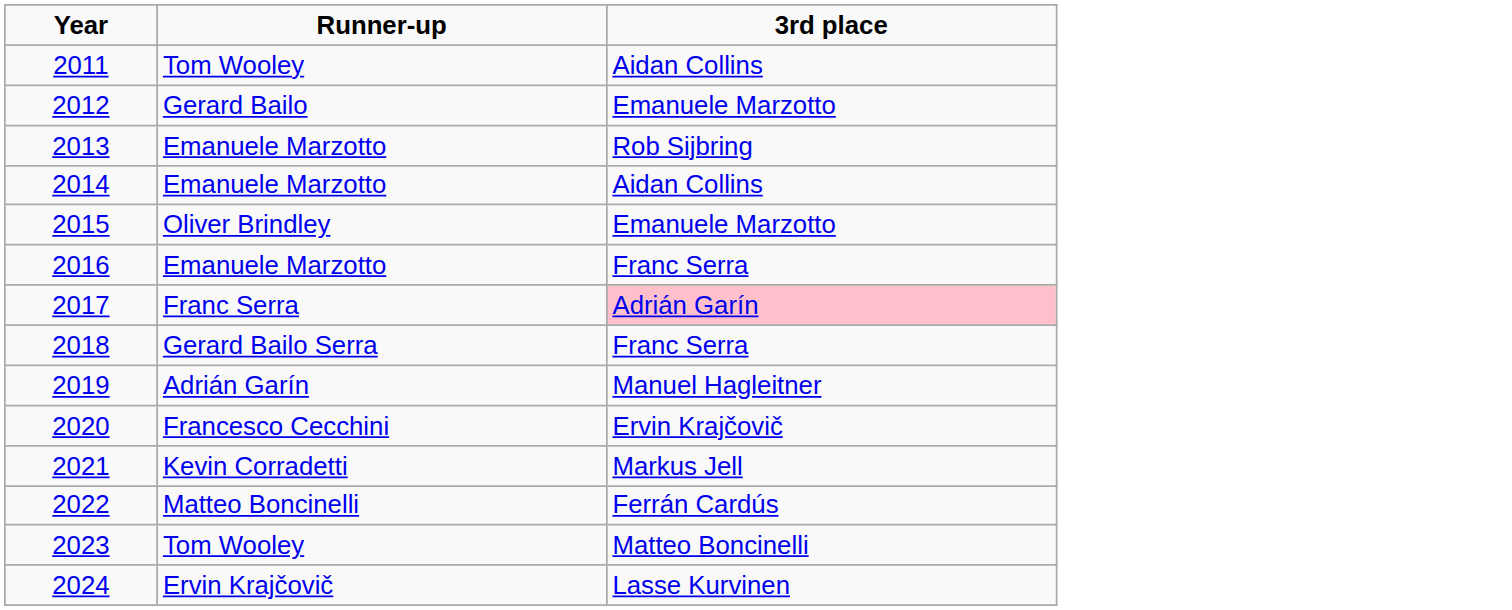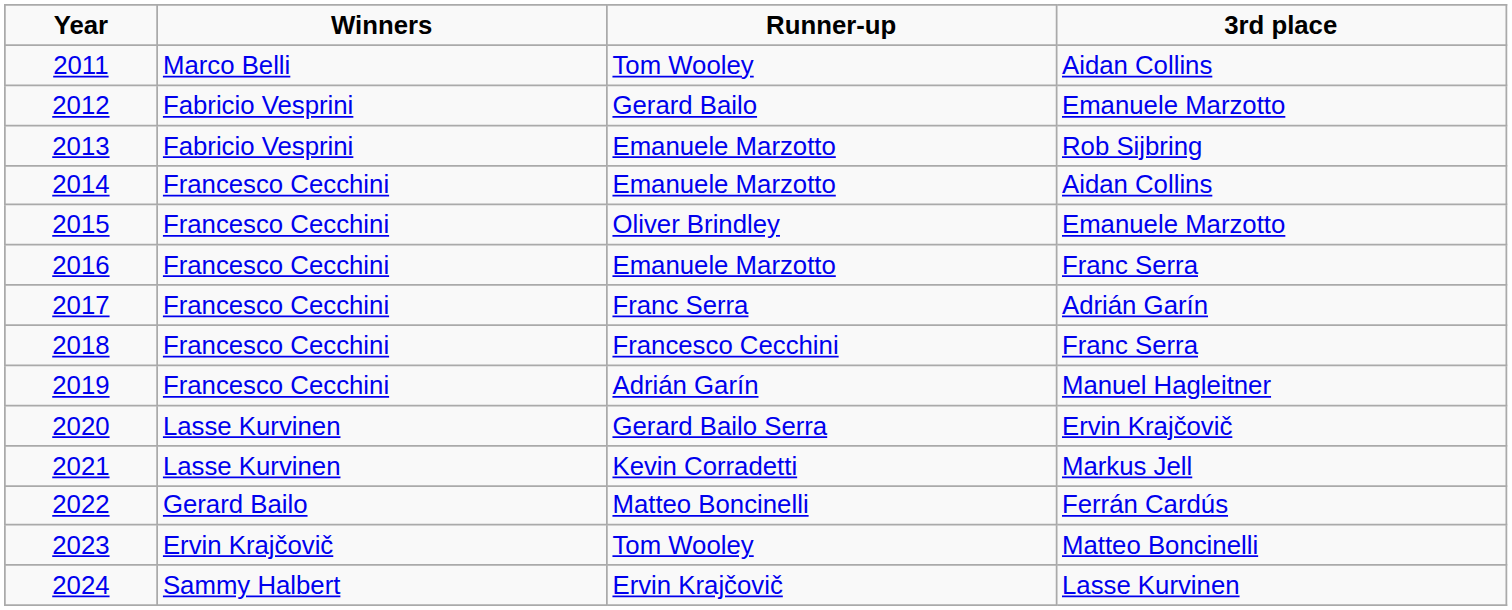+ column: (382, 25)
(685, 305) pink background -> (1135, 305) no background
(270, 345) Gerard Bailo Serra -> (726, 345) Francesco Cecchini
(276, 425) Francesco Cecchini -> (720, 425) Gerard Bailo Serra
